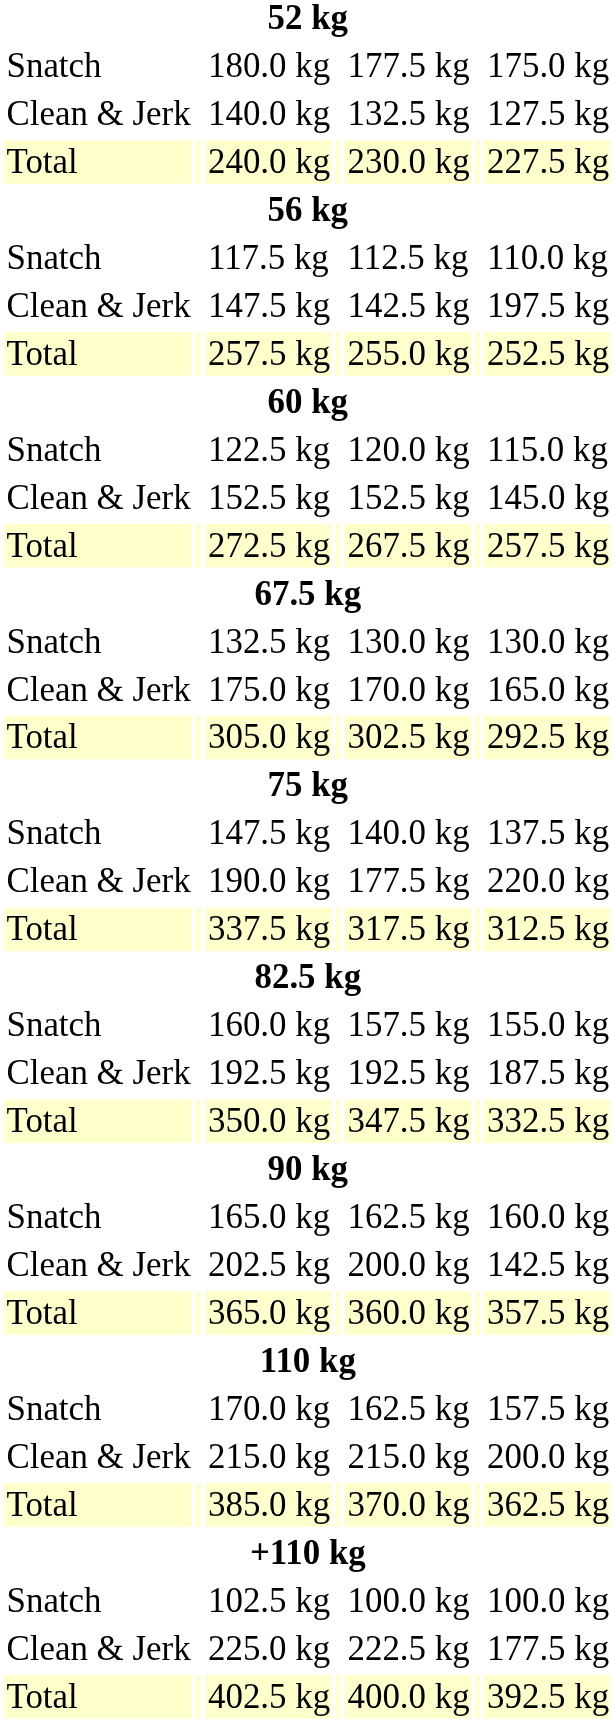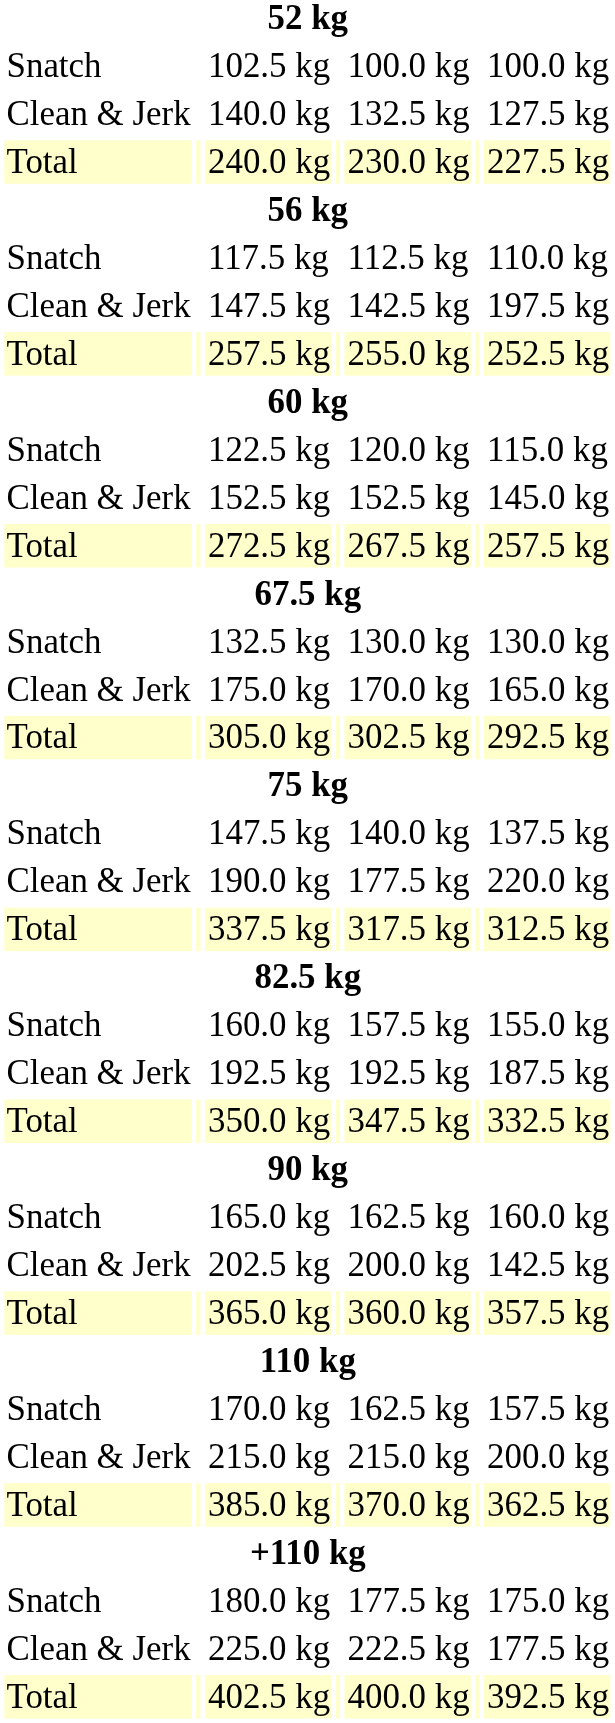rows swapped: (54, 1600) <-> (54, 65)
